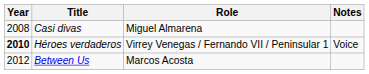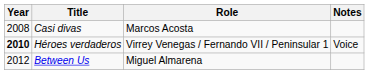(164, 28) Miguel Almarena -> (160, 28) Marcos Acosta
(160, 61) Marcos Acosta -> (164, 61) Miguel Almarena
